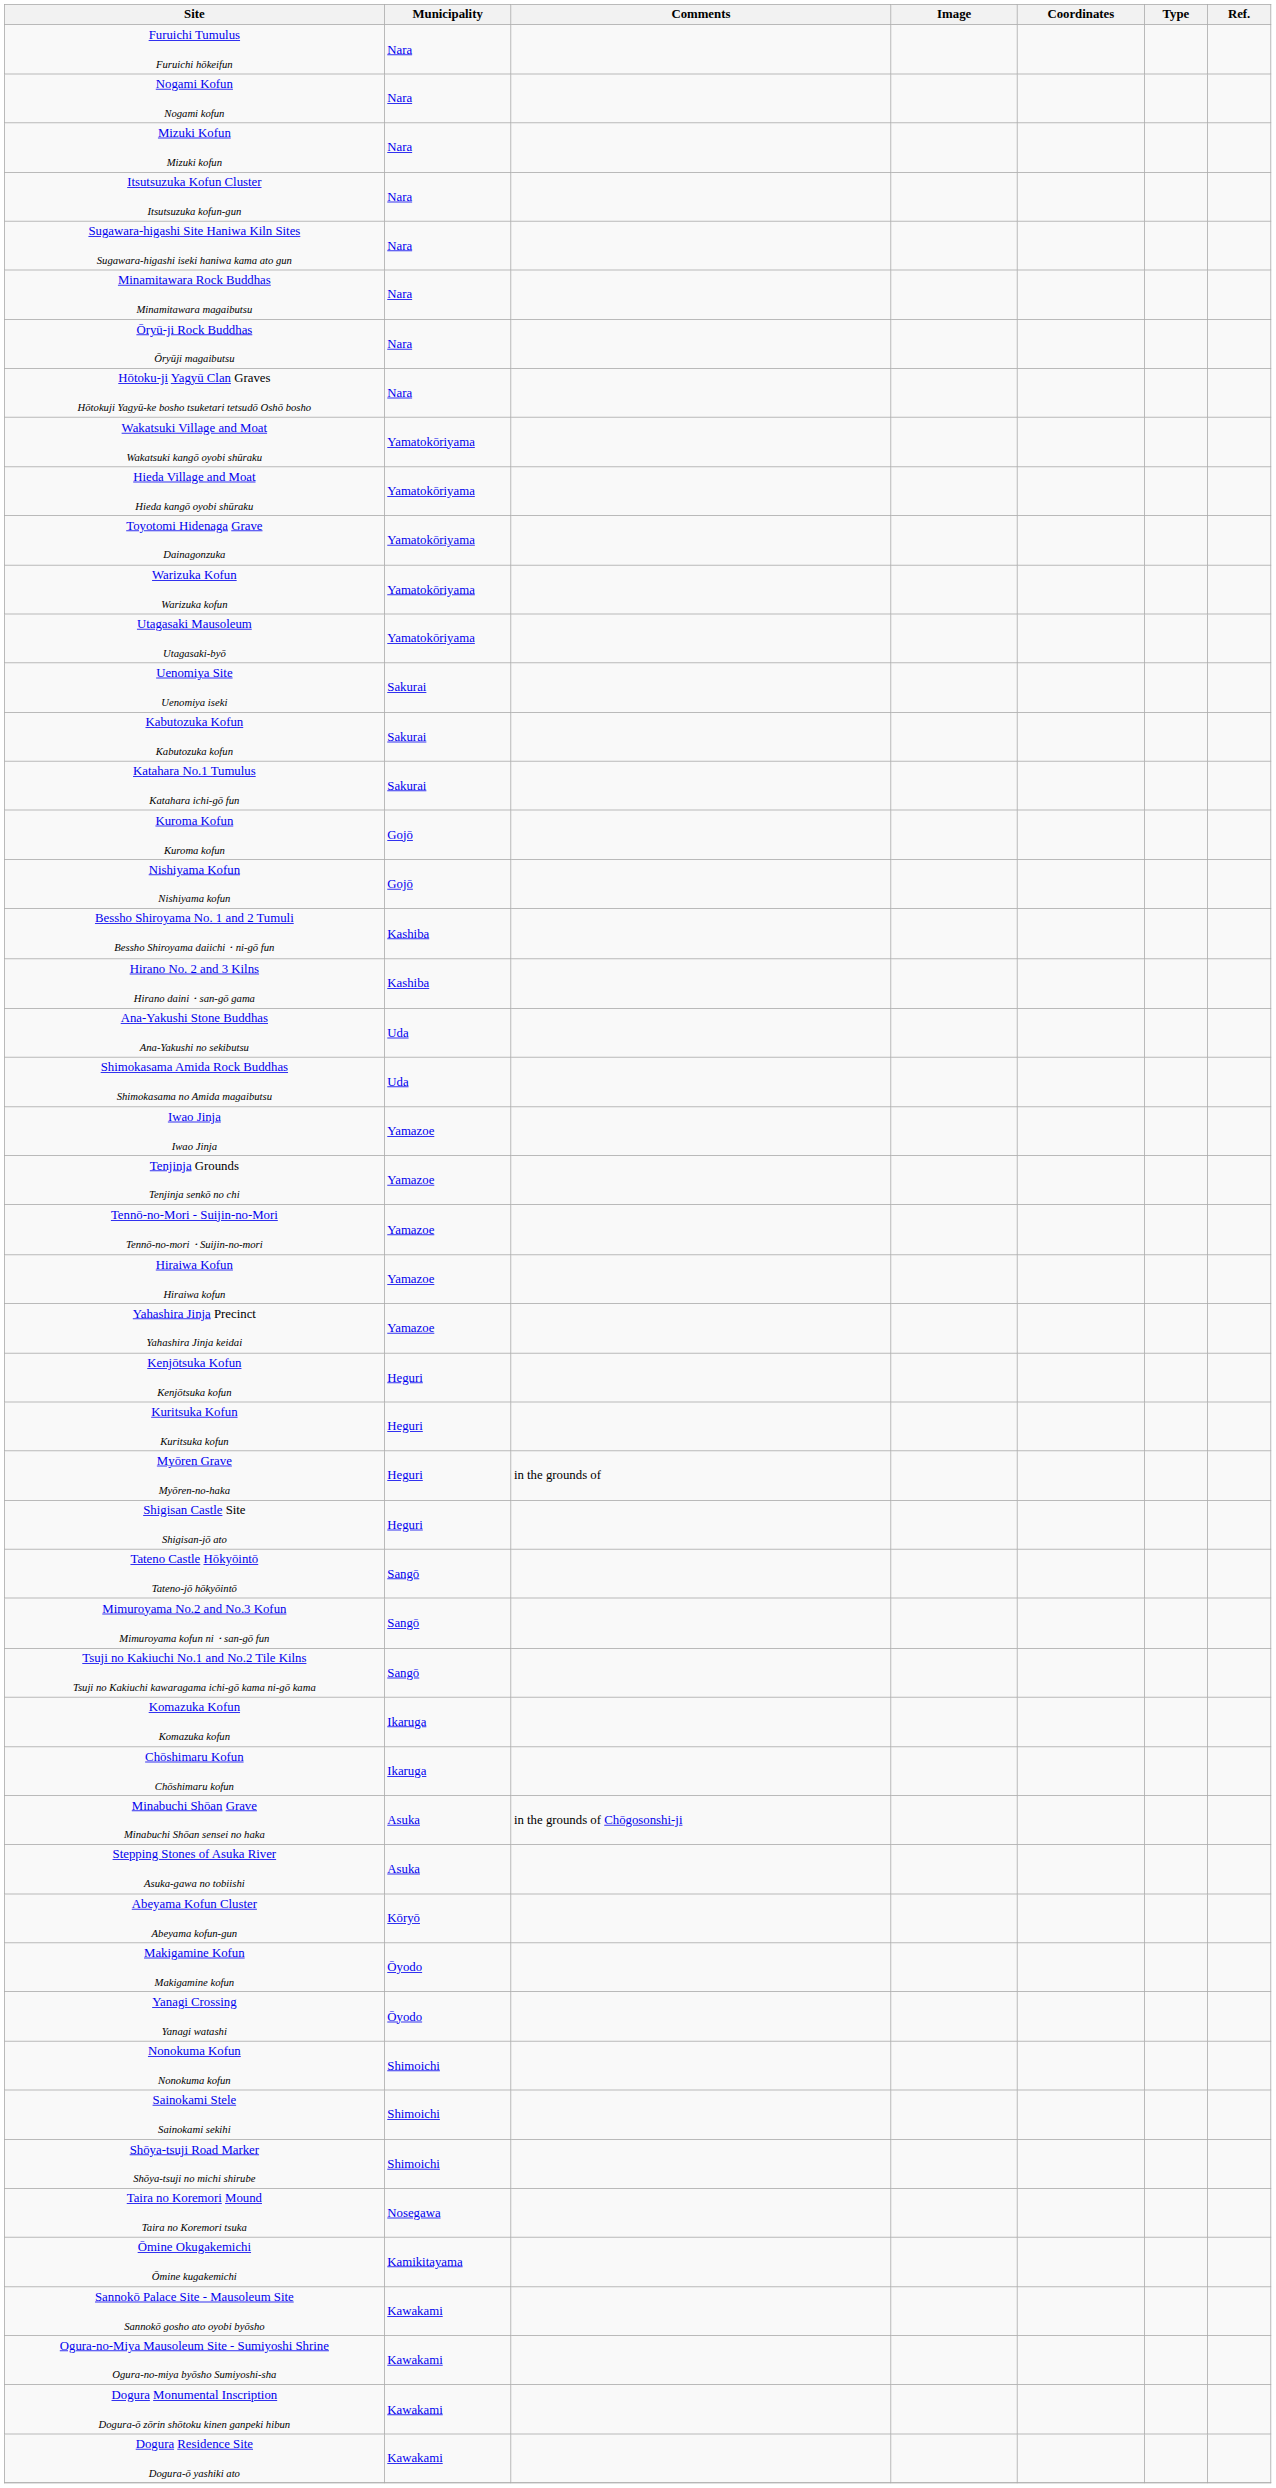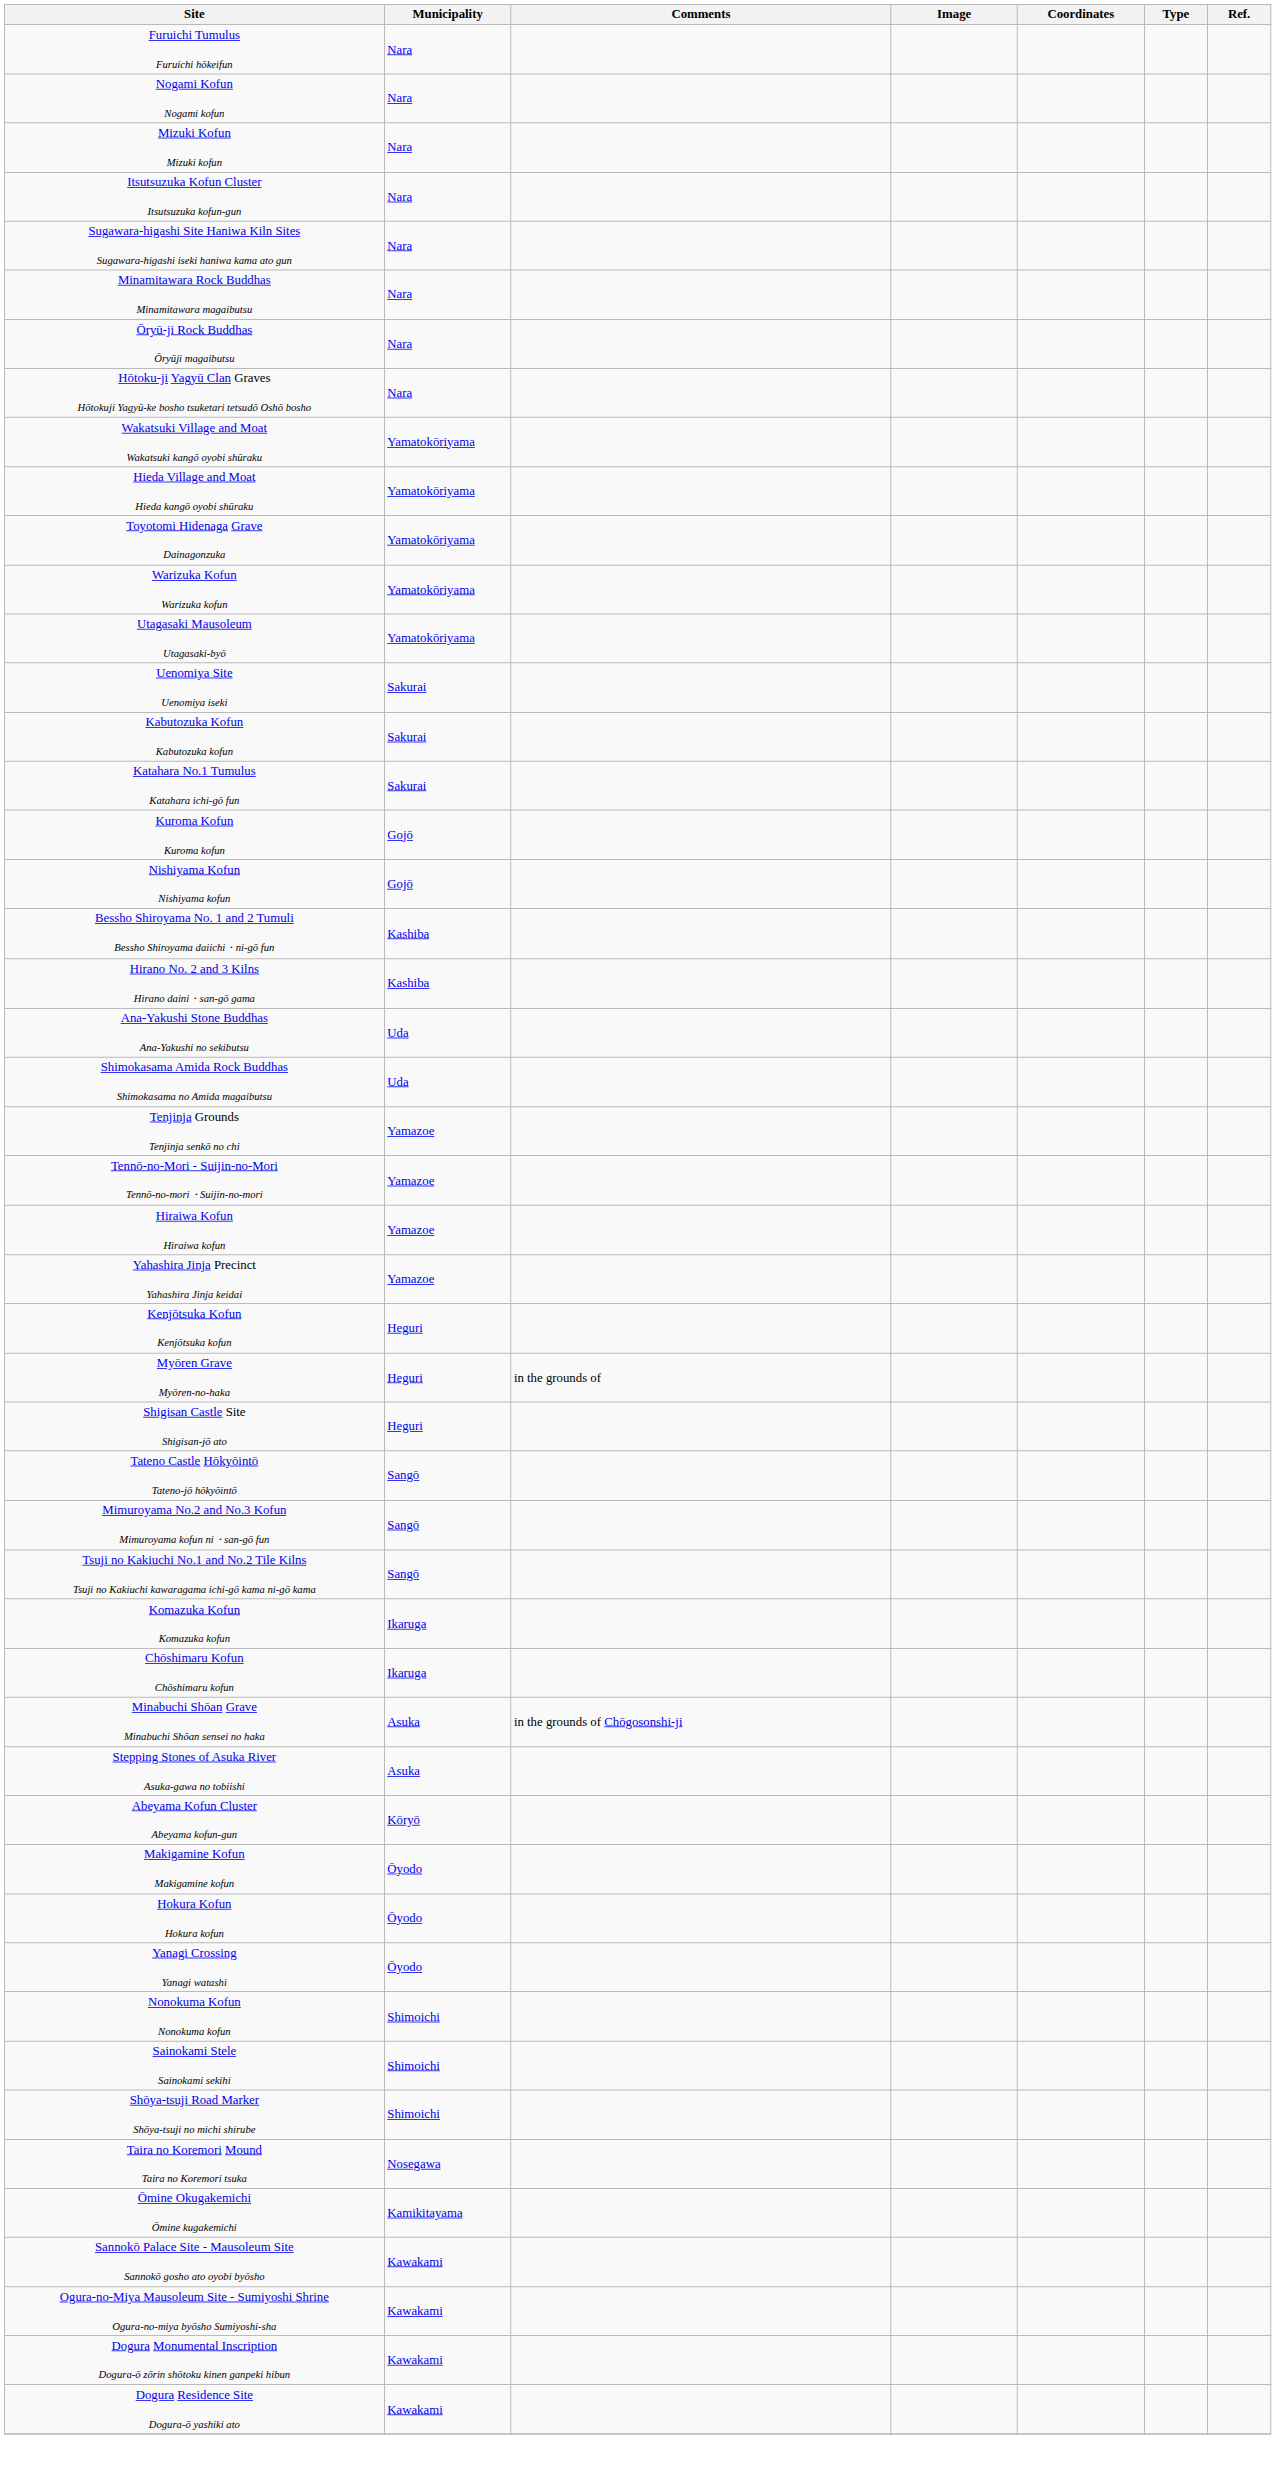- row: (194, 1131)
- row: (194, 1426)
+ row: (194, 1918)
